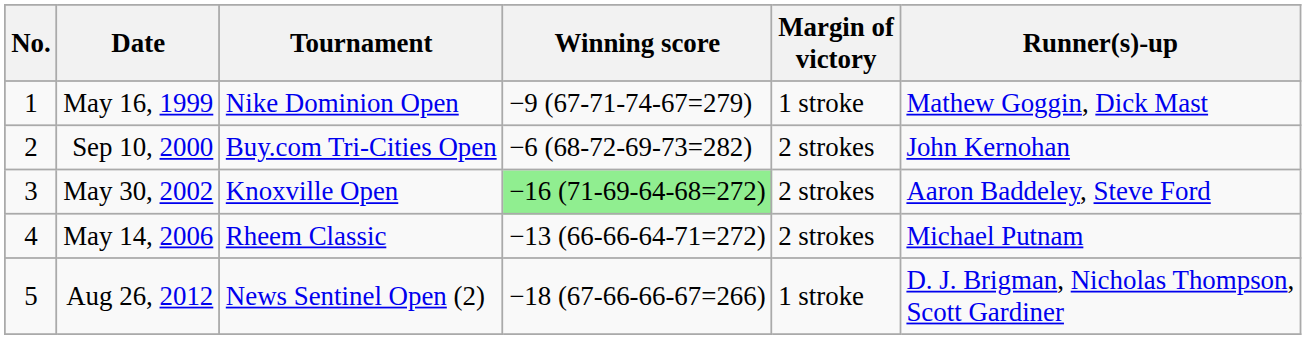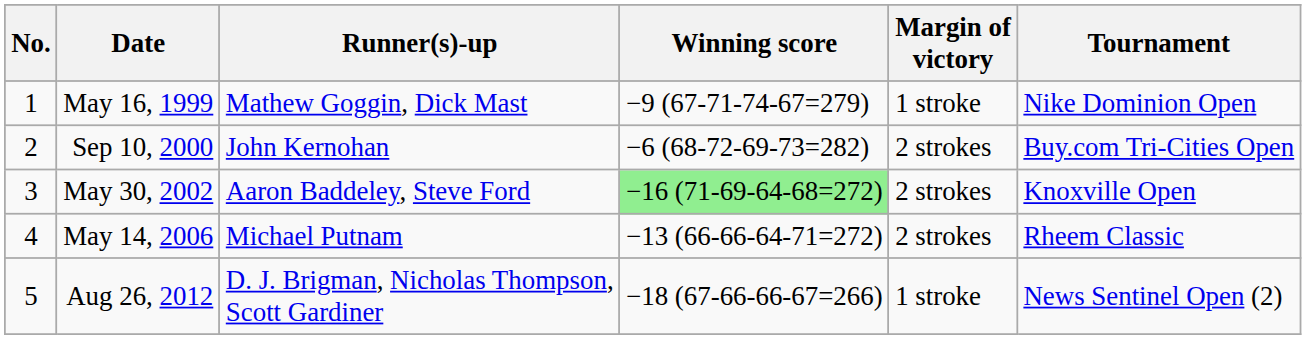columns swapped: (361, 42) <-> (1100, 42)
